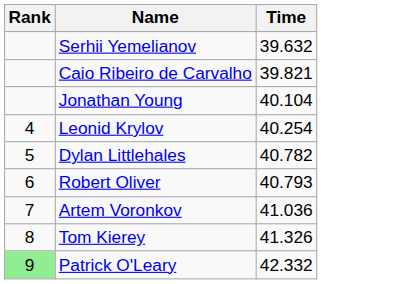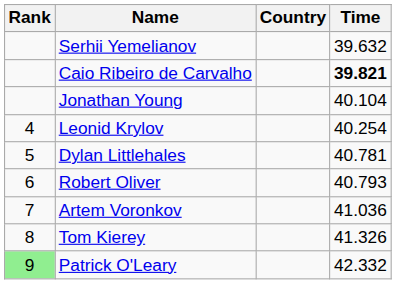+ column: (293, 18)
(286, 73) normal -> (360, 73) bold
(286, 155) 40.782 -> (360, 155) 40.781
